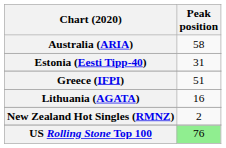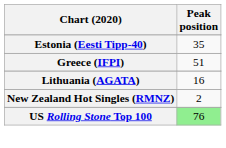- row: (91, 44)
(199, 62) 31 -> (199, 44) 35
